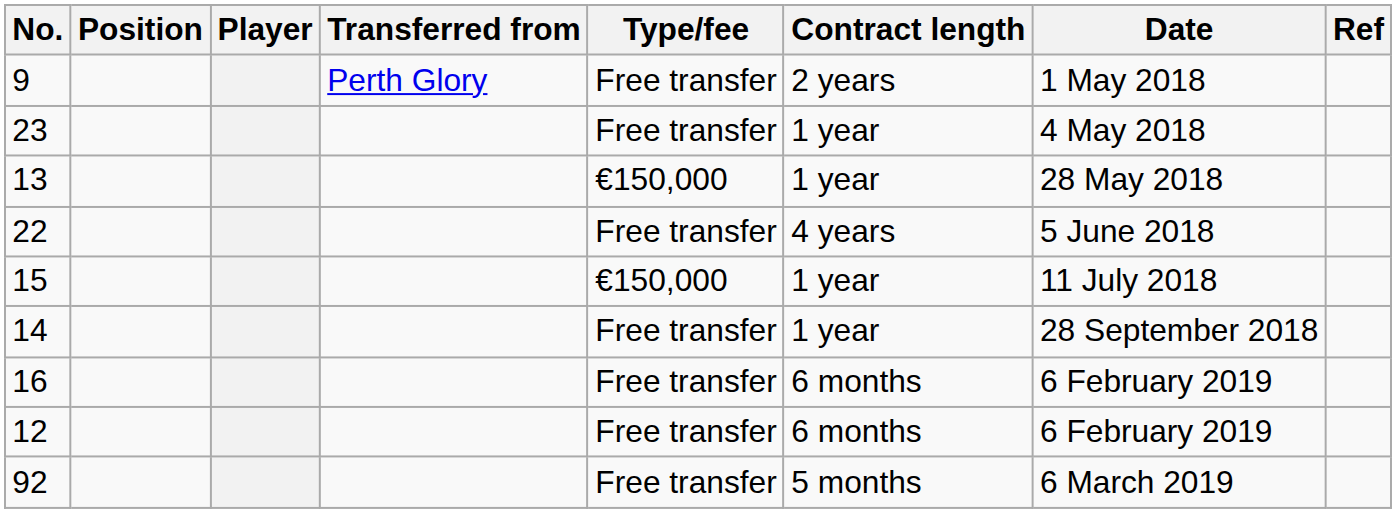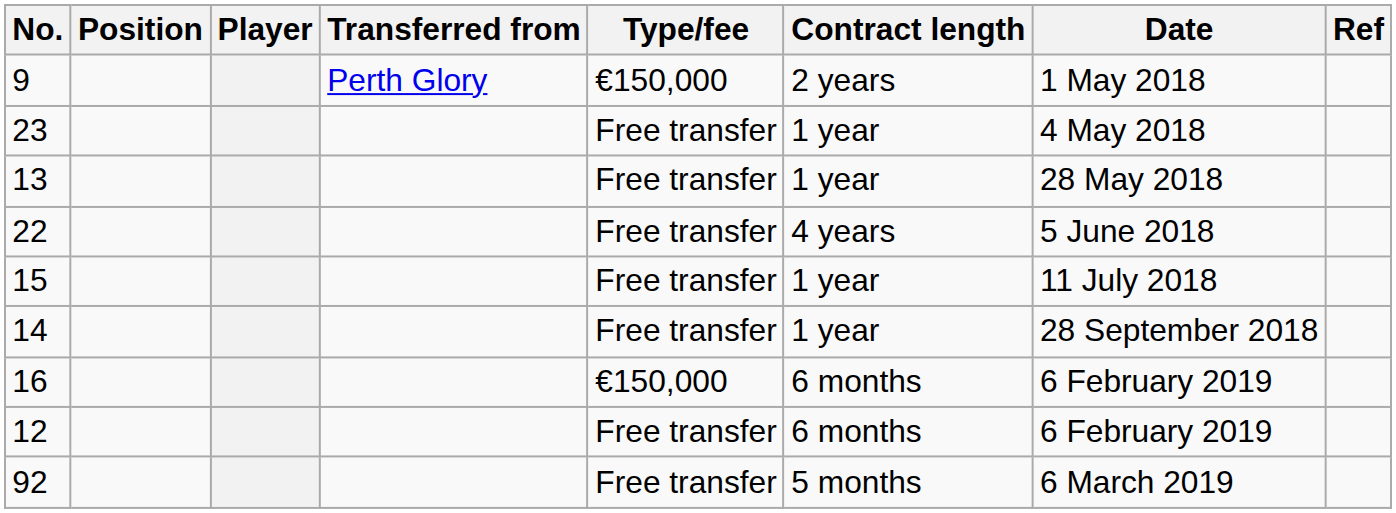(686, 79) Free transfer -> (661, 79) €150,000
(661, 180) €150,000 -> (686, 180) Free transfer
(661, 280) €150,000 -> (686, 280) Free transfer
(686, 381) Free transfer -> (661, 381) €150,000
